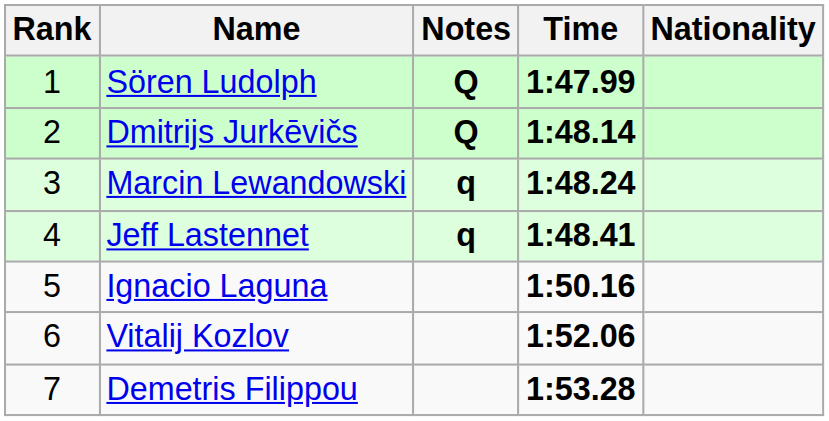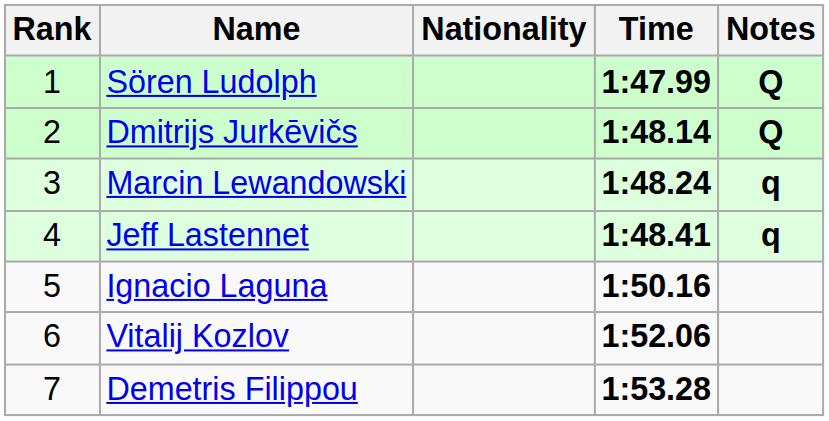columns swapped: (733, 30) <-> (466, 30)
